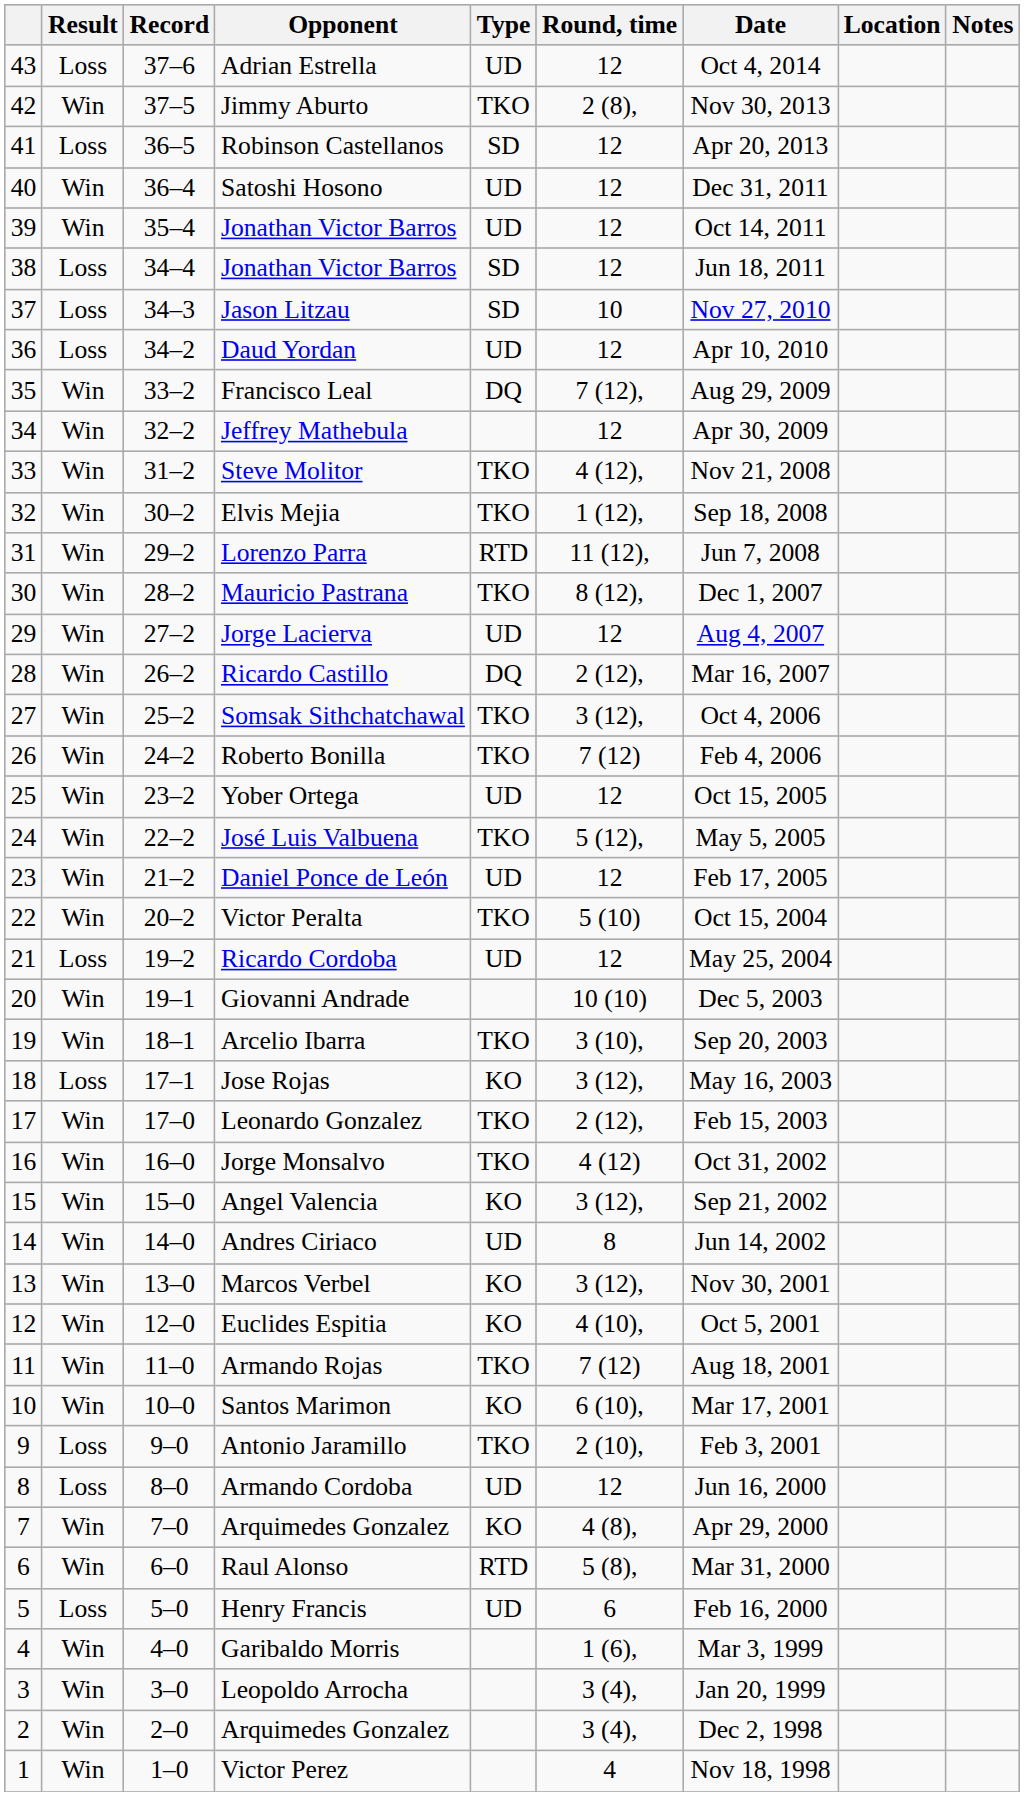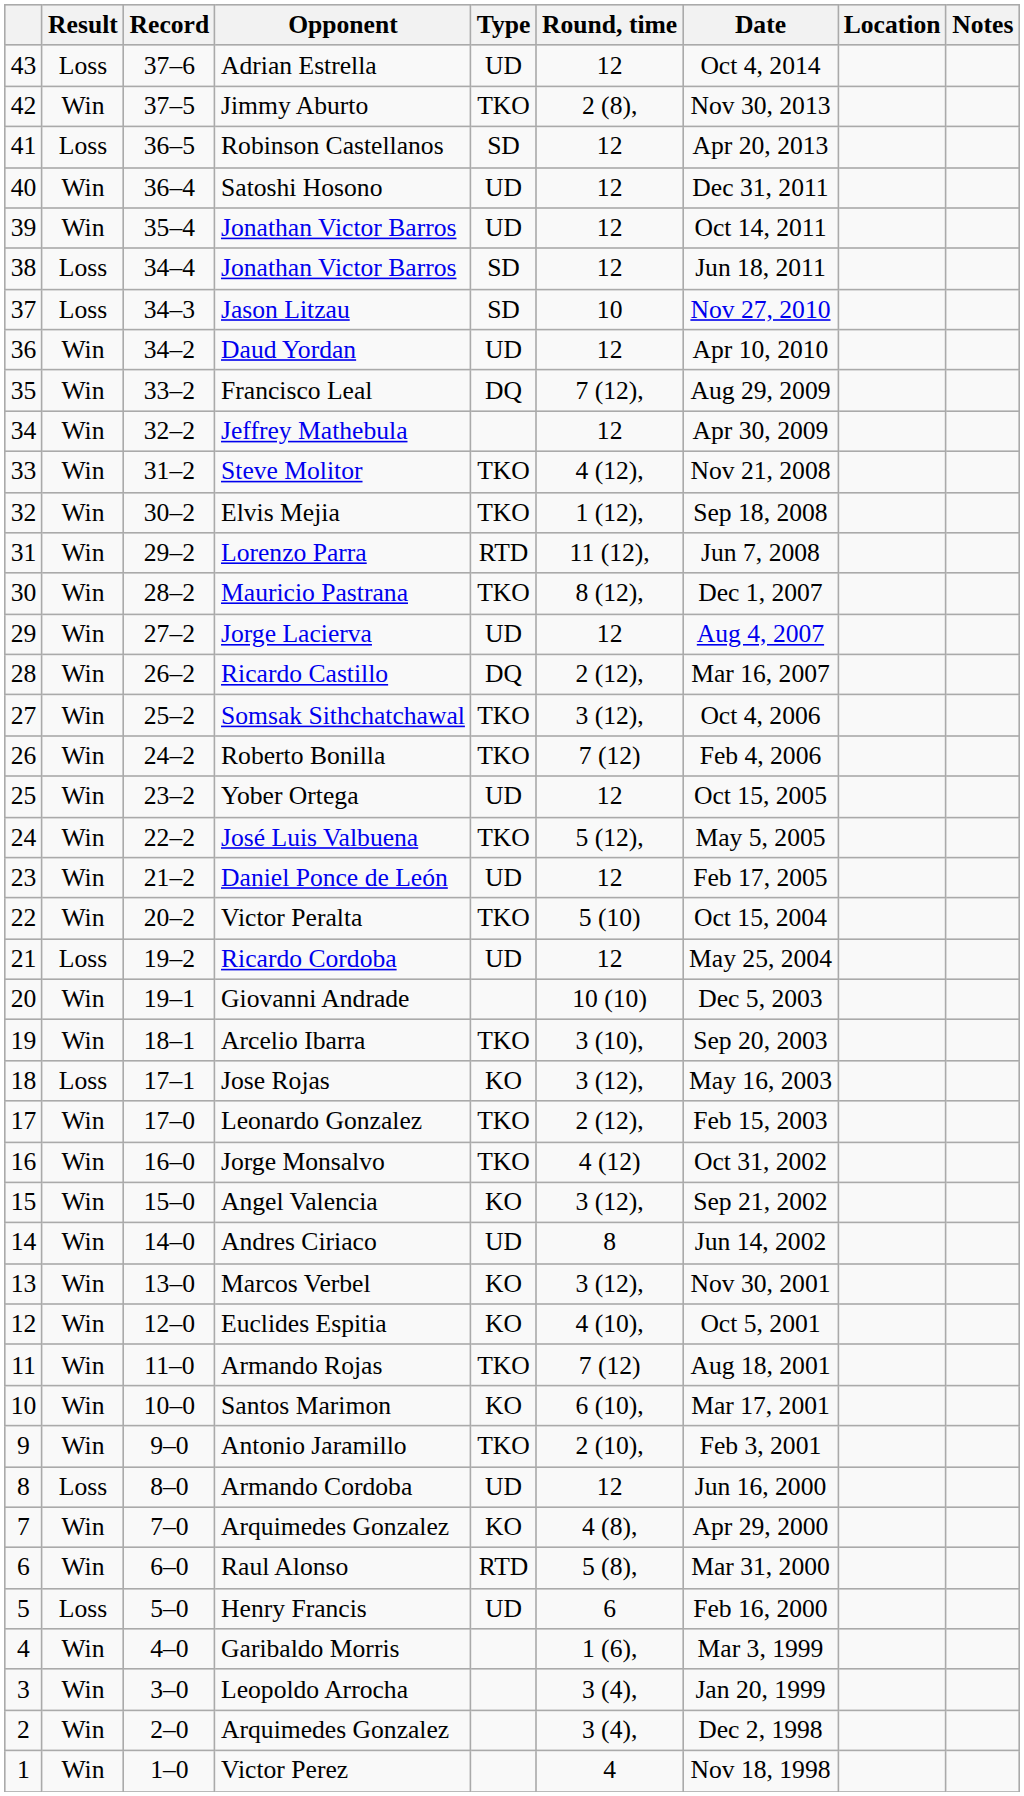(83, 349) Loss -> (83, 349) Win
(83, 1445) Loss -> (83, 1445) Win
